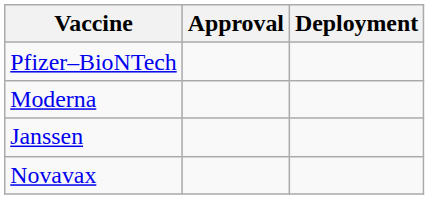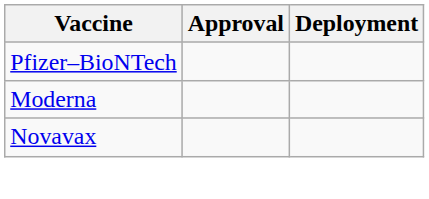- row: (47, 136)
